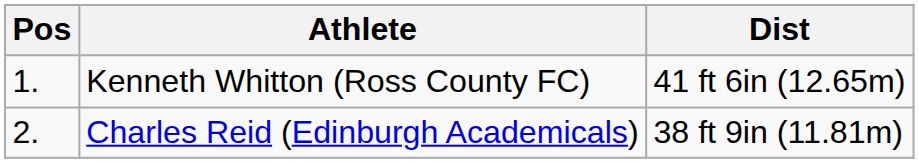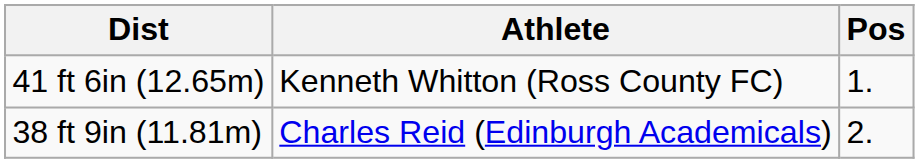columns swapped: (42, 30) <-> (779, 30)
